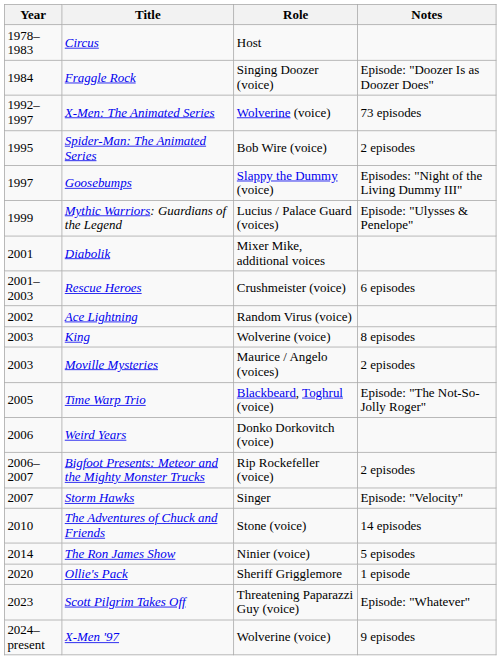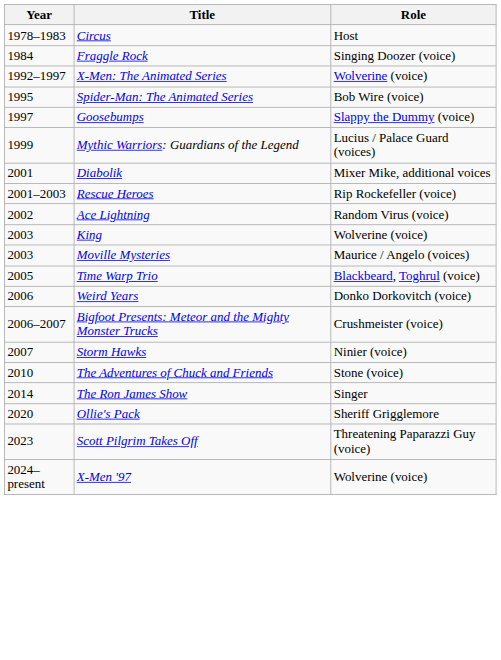- column: (427, 14)
(291, 288) Crushmeister (voice) -> (395, 193) Rip Rockefeller (voice)
(278, 470) Rip Rockefeller (voice) -> (388, 324) Crushmeister (voice)
(254, 498) Singer -> (370, 352) Ninier (voice)
(273, 553) Ninier (voice) -> (351, 393) Singer
